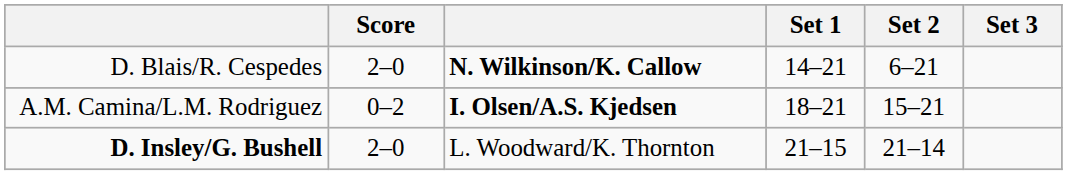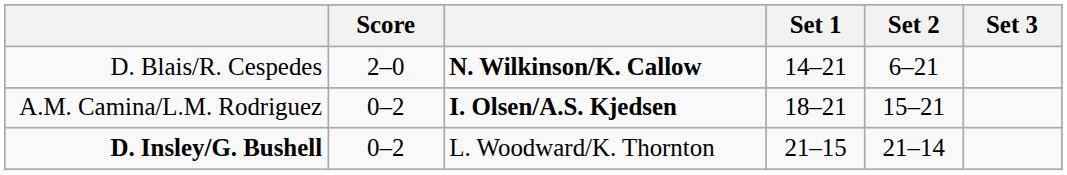(386, 148) 2–0 -> (386, 148) 0–2
